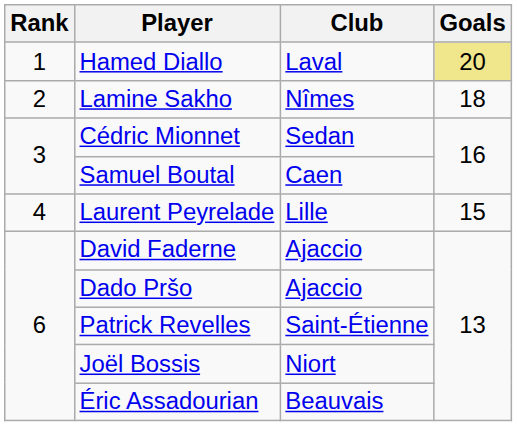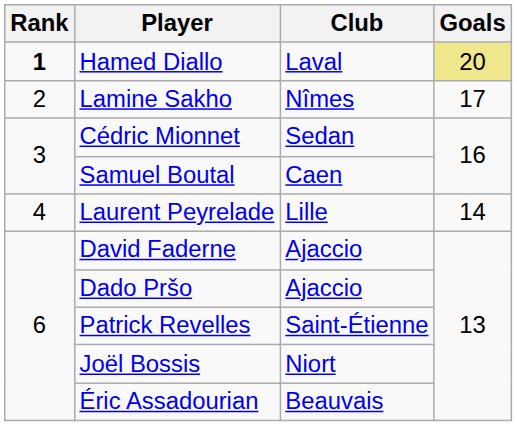(39, 61) normal -> (39, 61) bold
(473, 99) 18 -> (473, 99) 17
(473, 212) 15 -> (473, 212) 14
